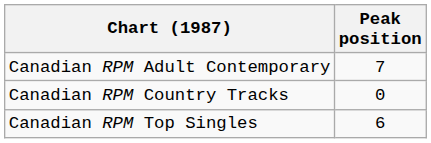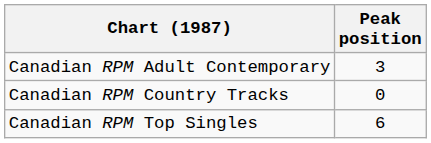(380, 67) 7 -> (380, 67) 3
